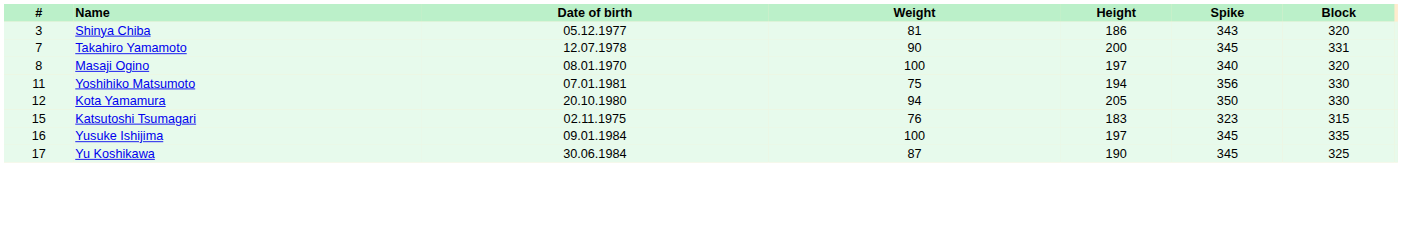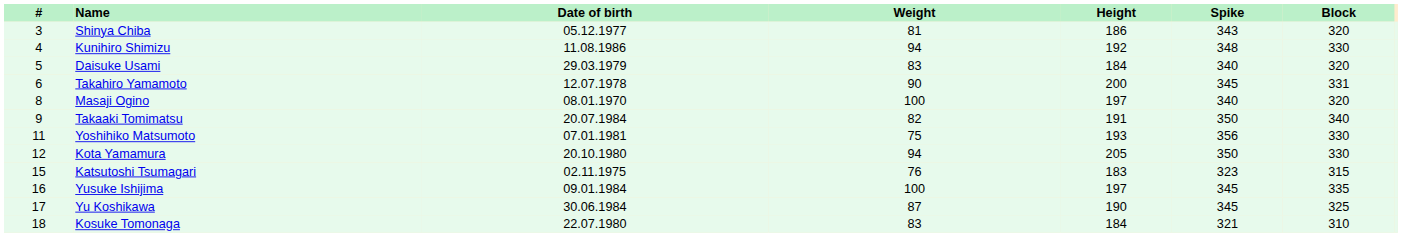+ row: (123, 48)
+ row: (118, 66)
(39, 48) 7 -> (39, 83) 6
+ row: (129, 118)
(1116, 83) 194 -> (1116, 136) 193
+ row: (128, 224)
